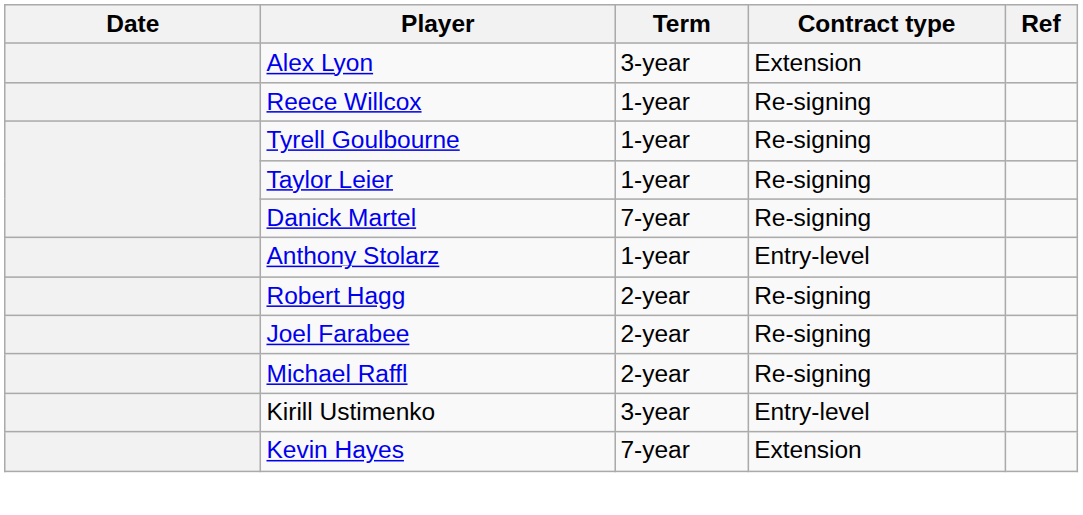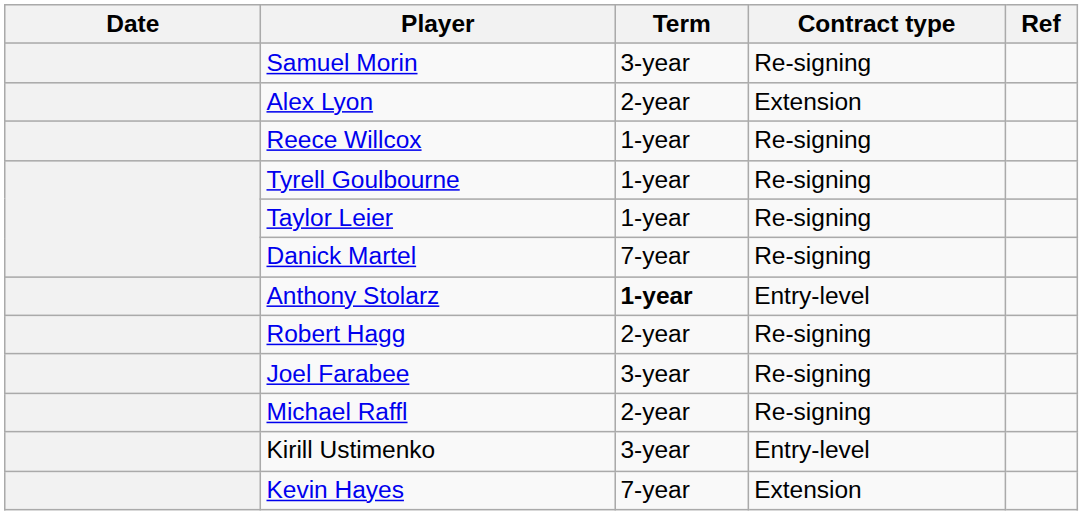+ row: (342, 62)
(655, 62) 3-year -> (655, 101) 2-year
(655, 256) normal -> (657, 295) bold
(655, 334) 2-year -> (655, 373) 3-year
